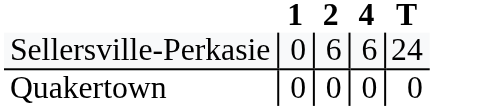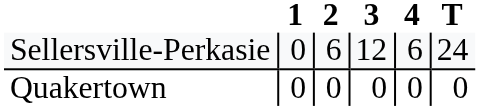+ column: (371, 14)
